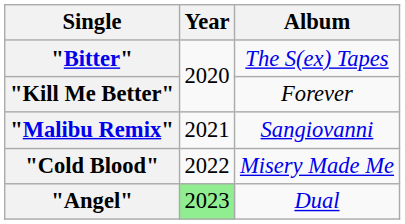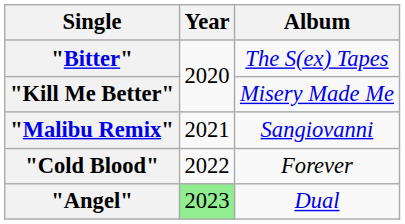(317, 93) Forever -> (317, 93) Misery Made Me
(317, 165) Misery Made Me -> (317, 165) Forever
